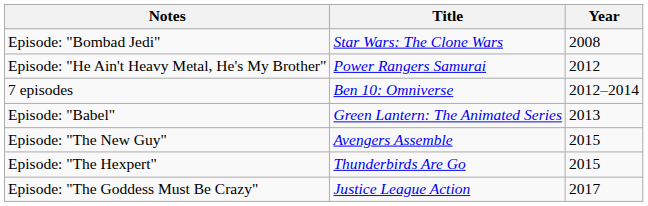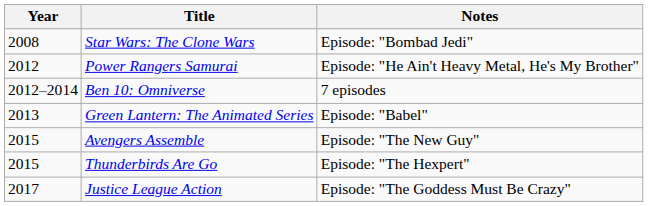columns swapped: (604, 16) <-> (167, 16)
